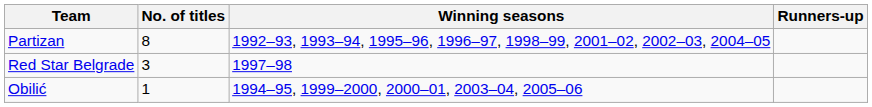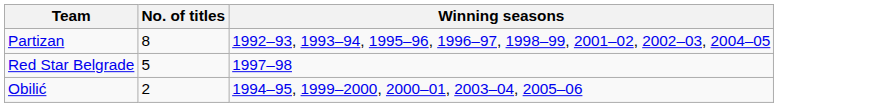- column: (821, 16)
(146, 65) 3 -> (146, 65) 5
(146, 89) 1 -> (146, 89) 2
